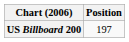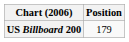(104, 29) 197 -> (104, 29) 179
